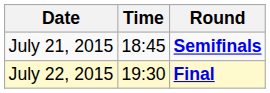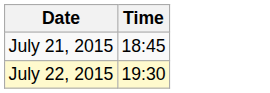- column: (218, 18)
